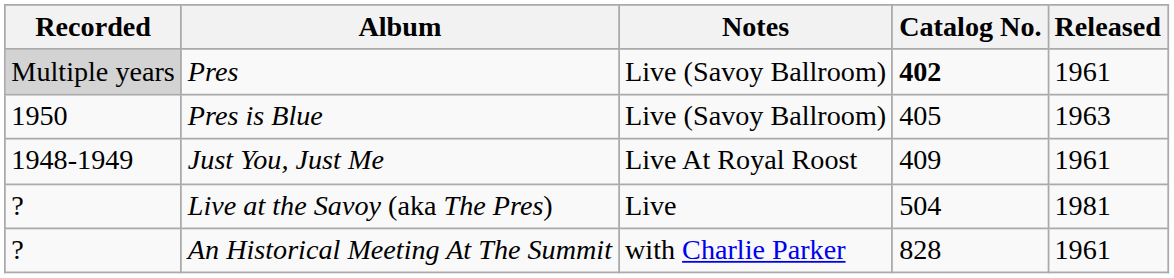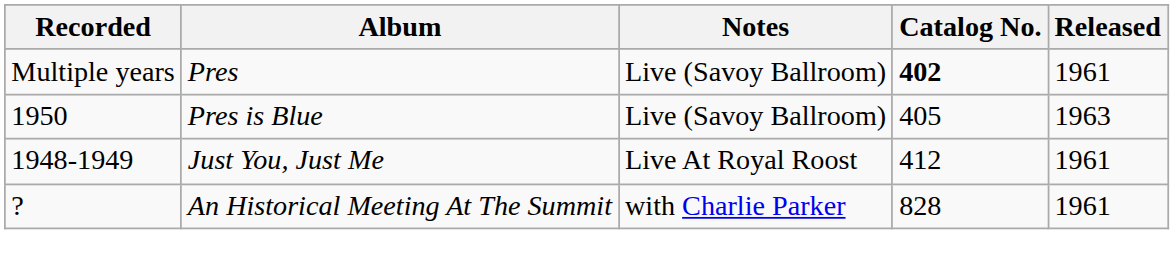(93, 71) lightgrey background -> (93, 71) no background
(920, 160) 409 -> (920, 160) 412
- row: (370, 205)
